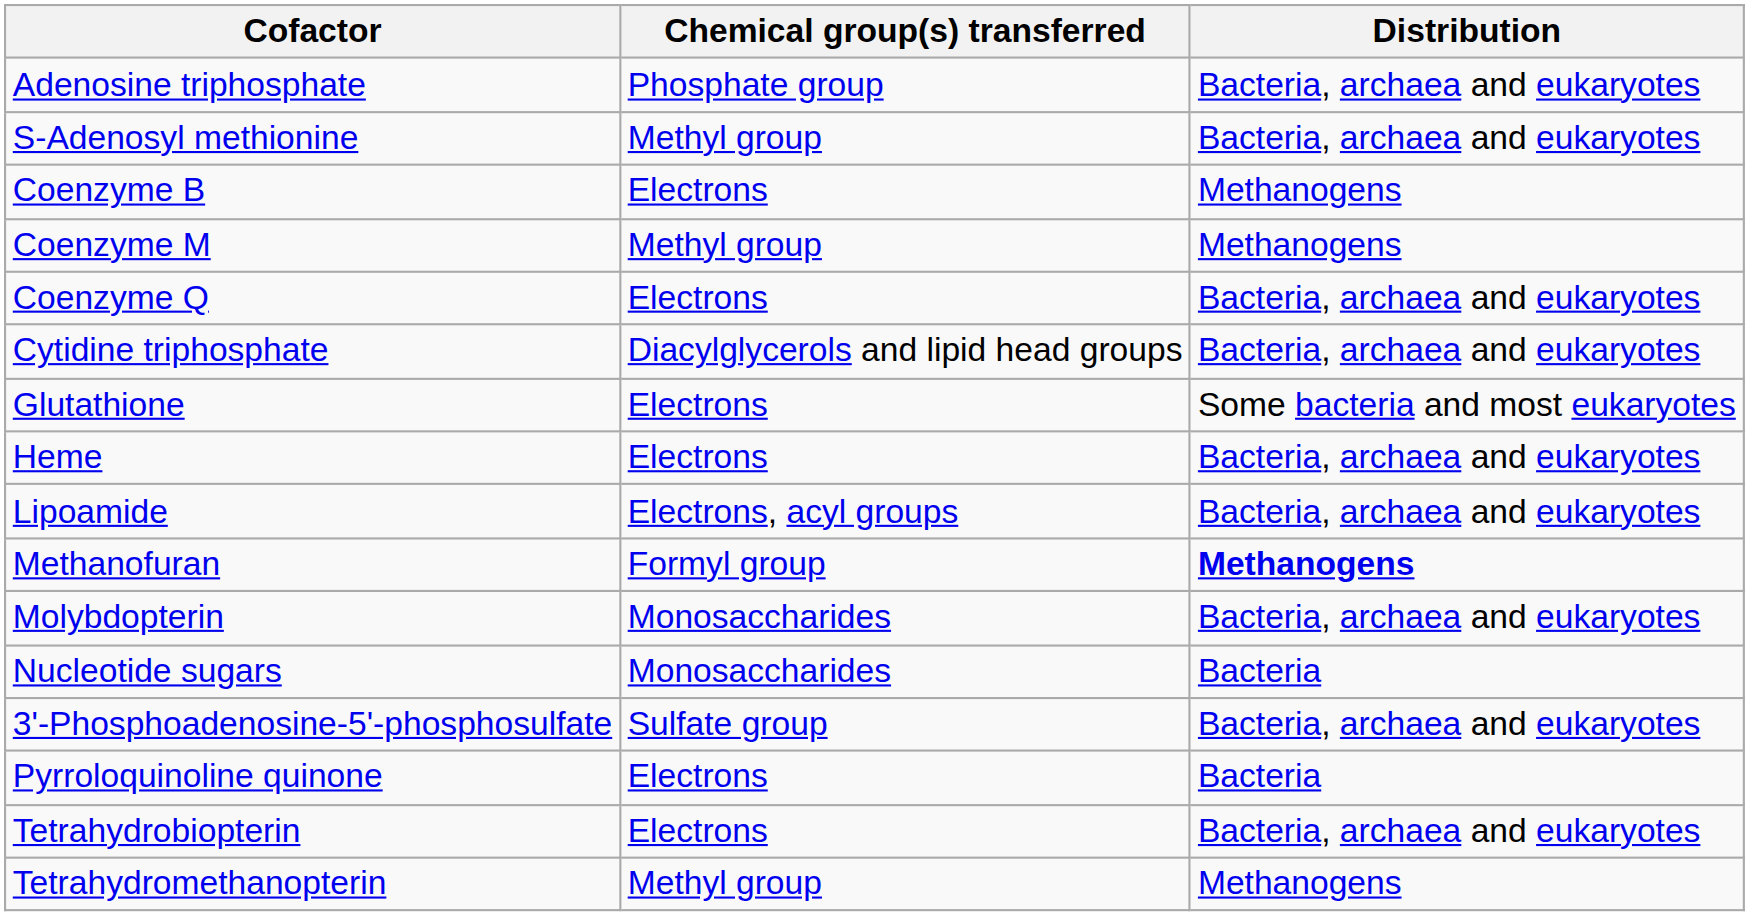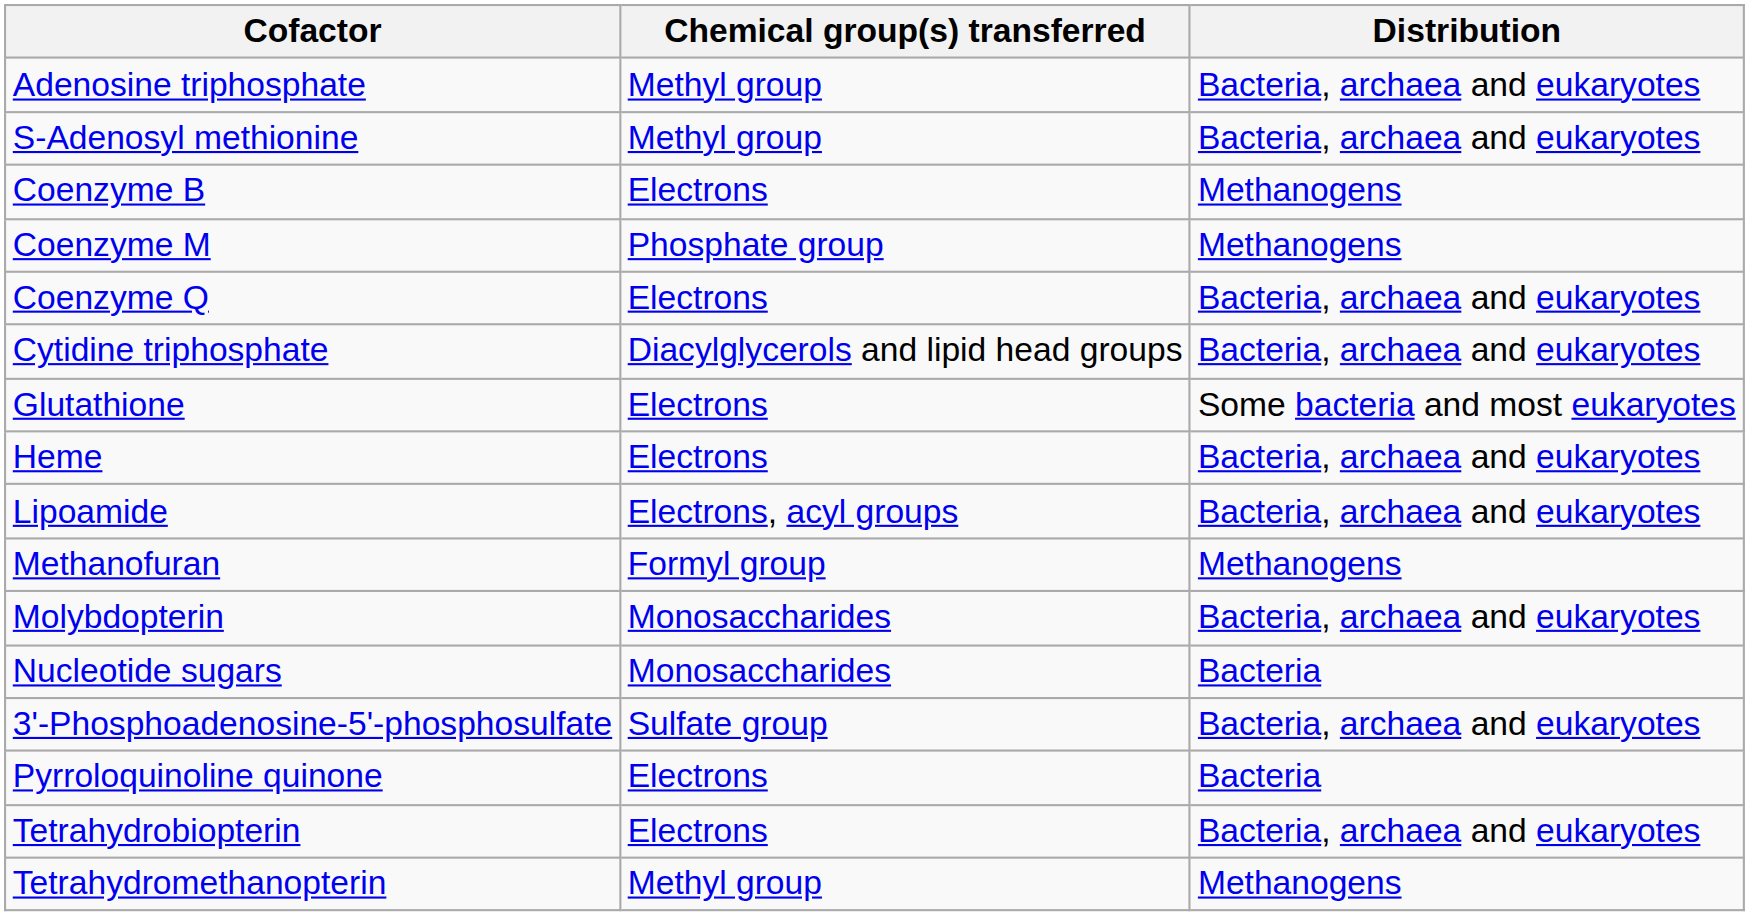(756, 84) Phosphate group -> (725, 84) Methyl group
(725, 244) Methyl group -> (756, 244) Phosphate group
(1306, 564) bold -> (1300, 564) normal
